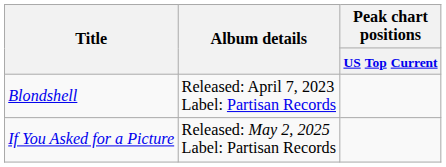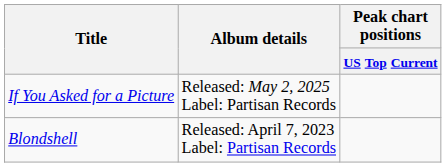rows swapped: (43, 95) <-> (91, 139)
